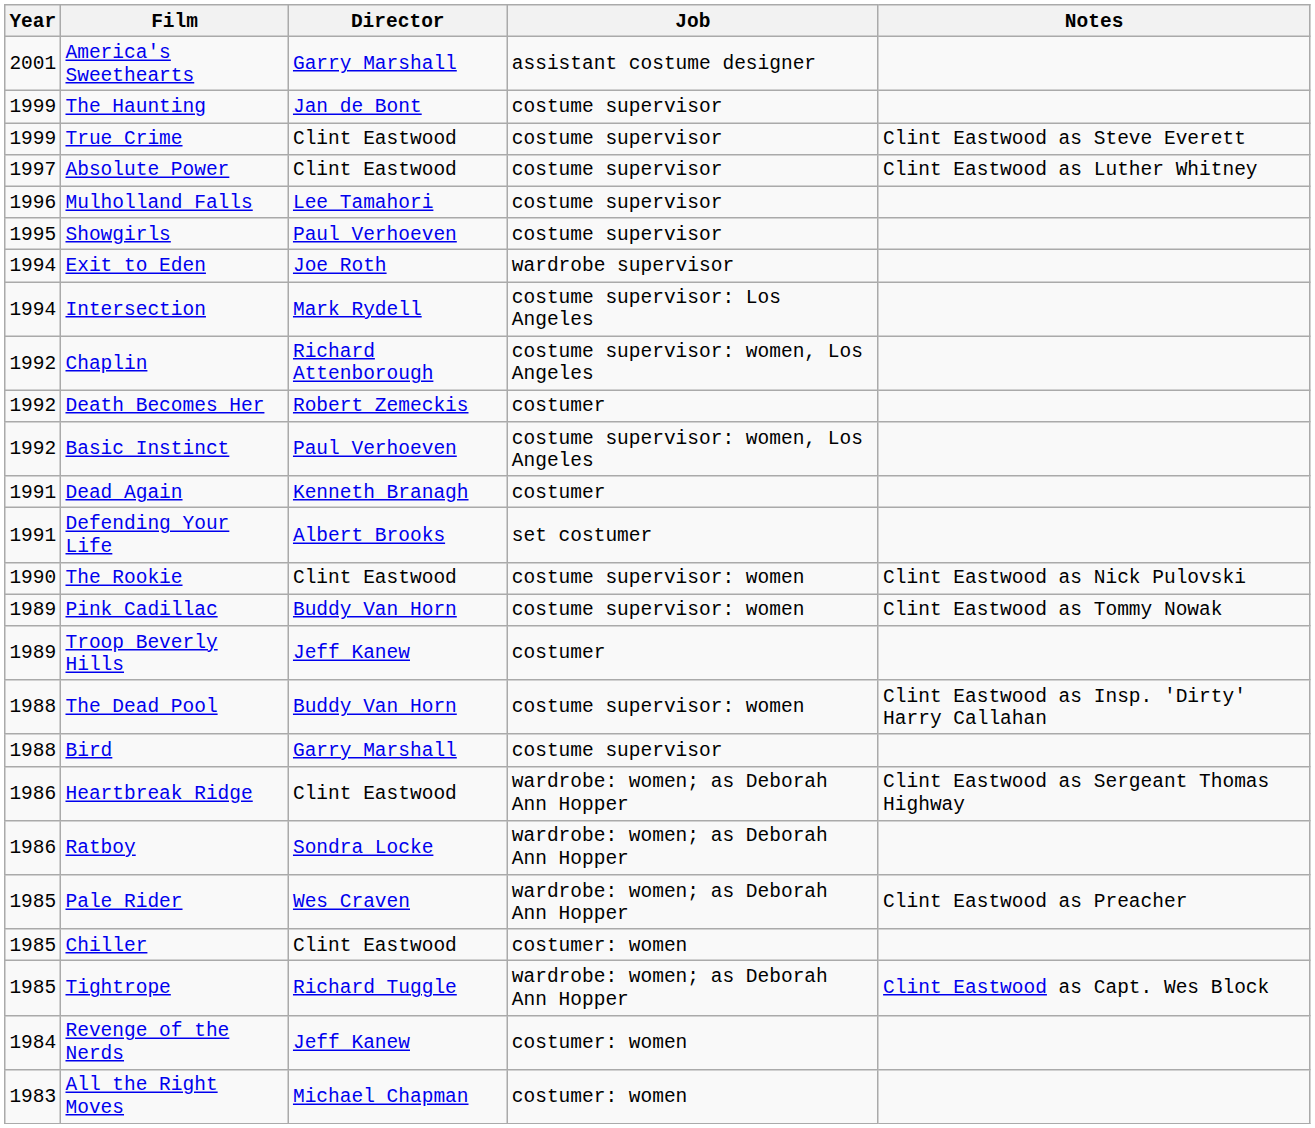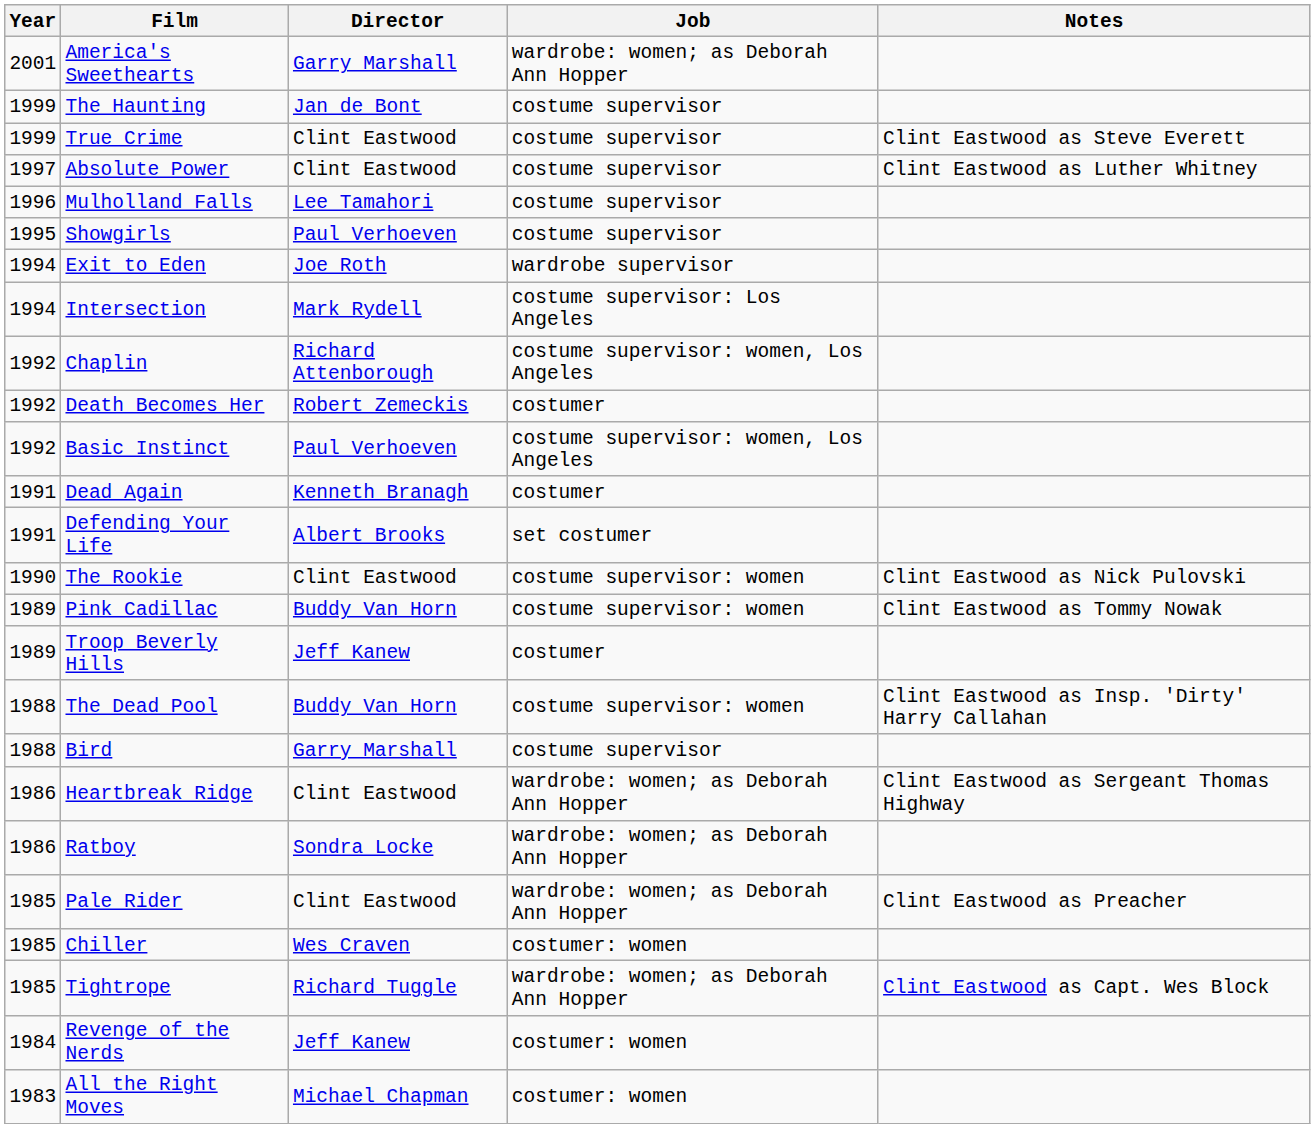(664, 64) assistant costume designer -> (670, 64) wardrobe: women; as Deborah Ann Hopper
(351, 902) Wes Craven -> (375, 902) Clint Eastwood
(375, 945) Clint Eastwood -> (351, 945) Wes Craven
